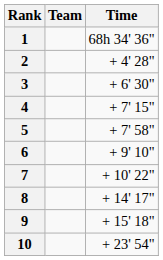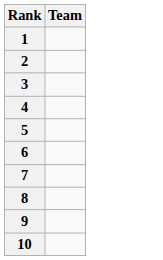- column: (122, 15)
